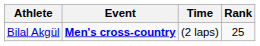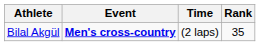(238, 32) 25 -> (238, 32) 35
